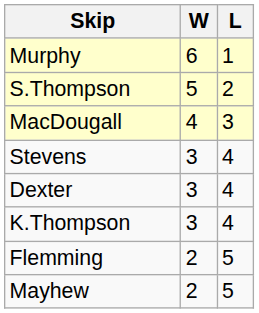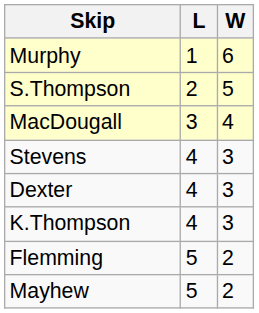columns swapped: (199, 21) <-> (235, 21)
